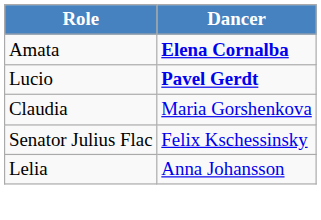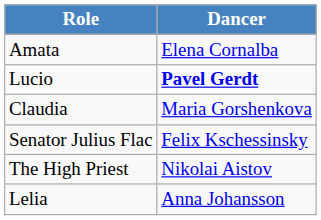(225, 49) bold -> (220, 49) normal
+ row: (69, 169)
